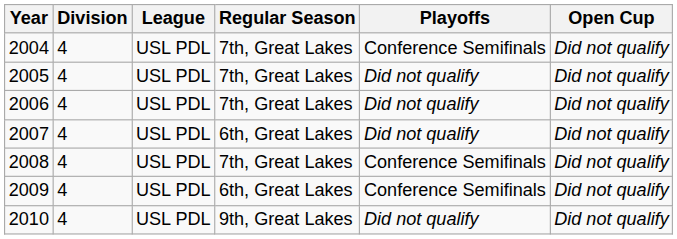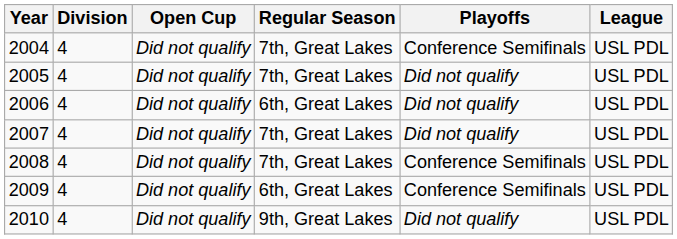columns swapped: (173, 18) <-> (611, 18)
(286, 104) 7th, Great Lakes -> (326, 104) 6th, Great Lakes
(286, 133) 6th, Great Lakes -> (326, 133) 7th, Great Lakes
